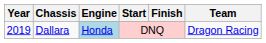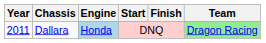(19, 30) 2019 -> (18, 30) 2011
(223, 30) no background -> (222, 30) lightgreen background
